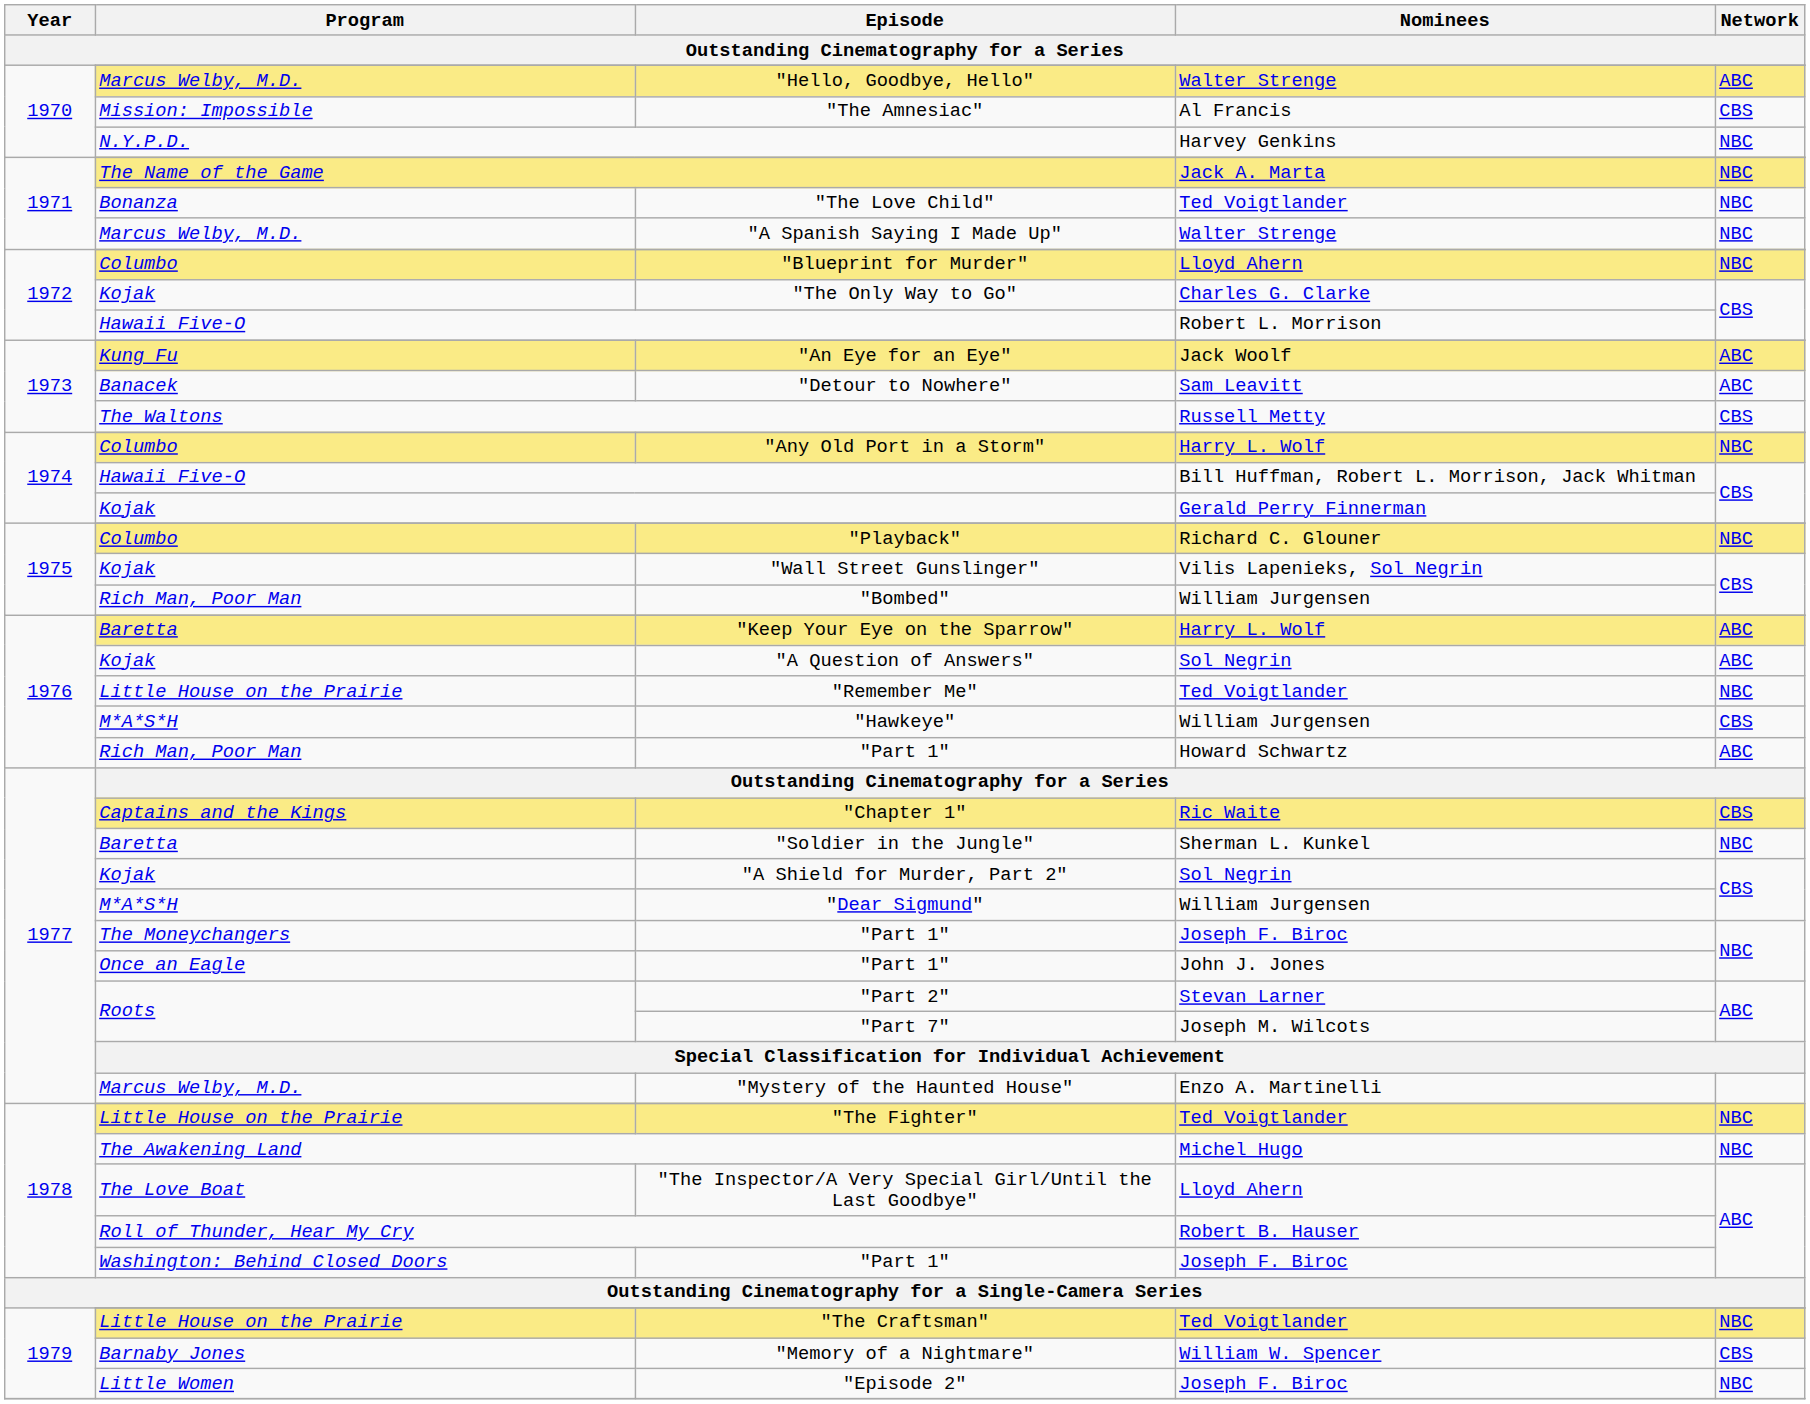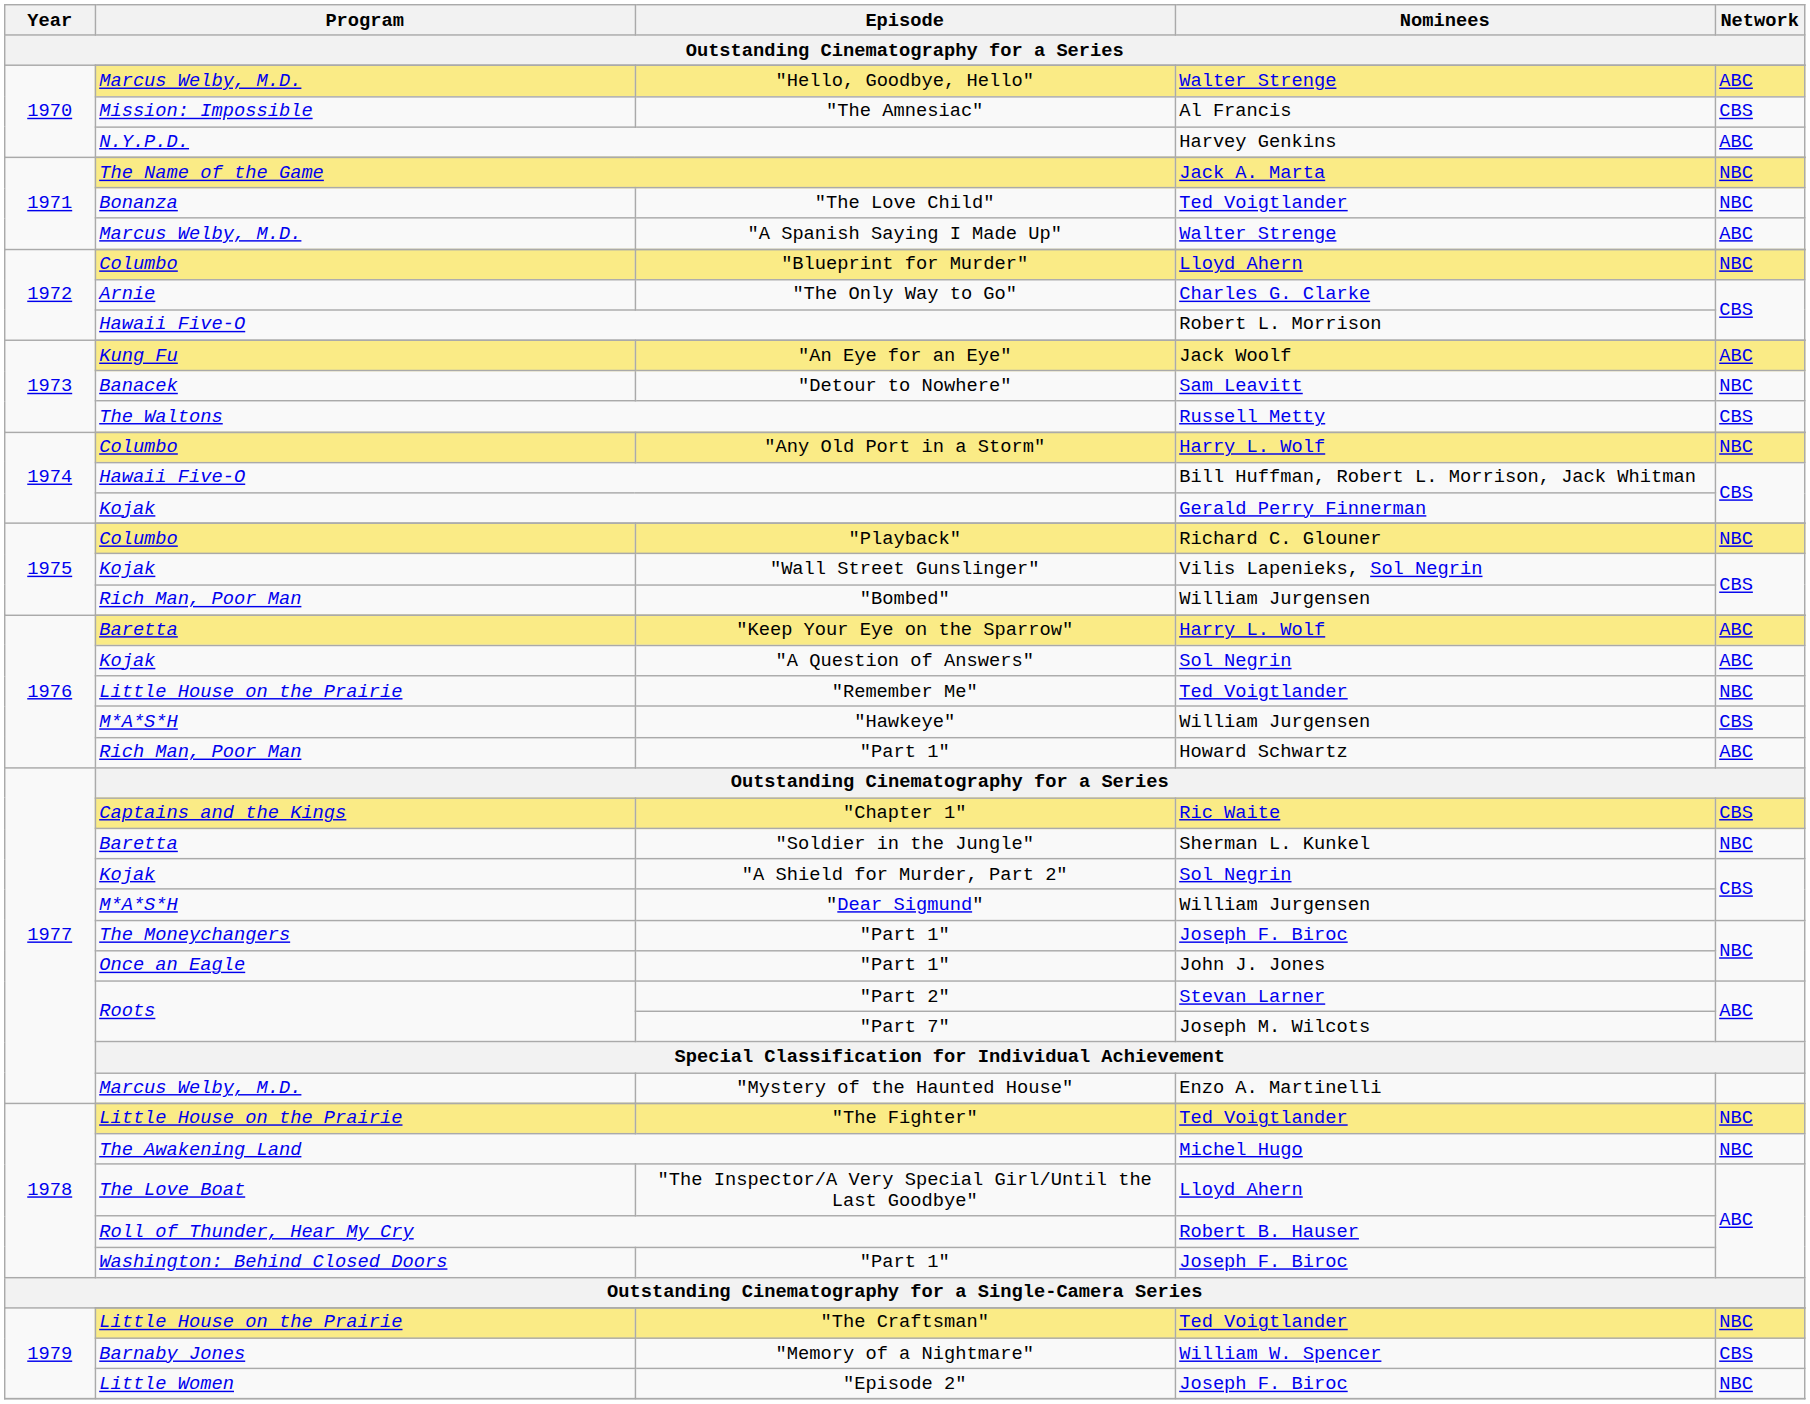(1736, 142) NBC -> (1736, 142) ABC
(1736, 234) NBC -> (1736, 234) ABC
(127, 295) Kojak -> (127, 295) Arnie
(1736, 386) ABC -> (1736, 386) NBC
